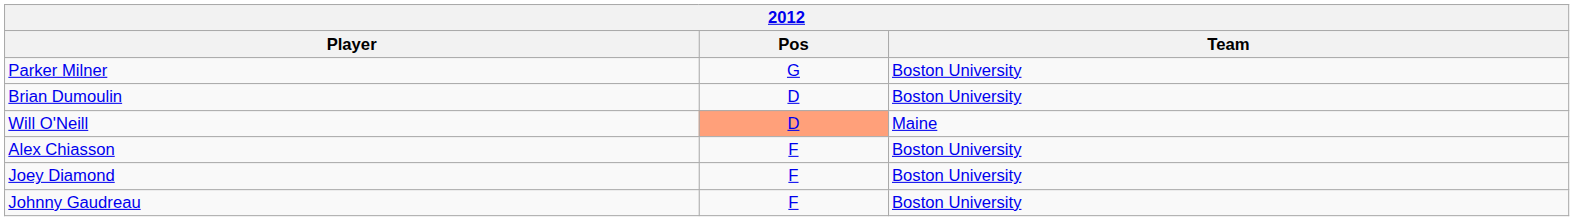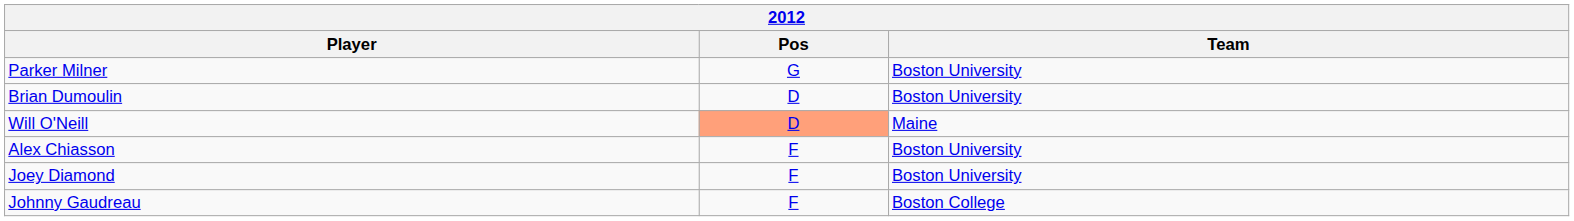(957, 202) Boston University -> (948, 202) Boston College
